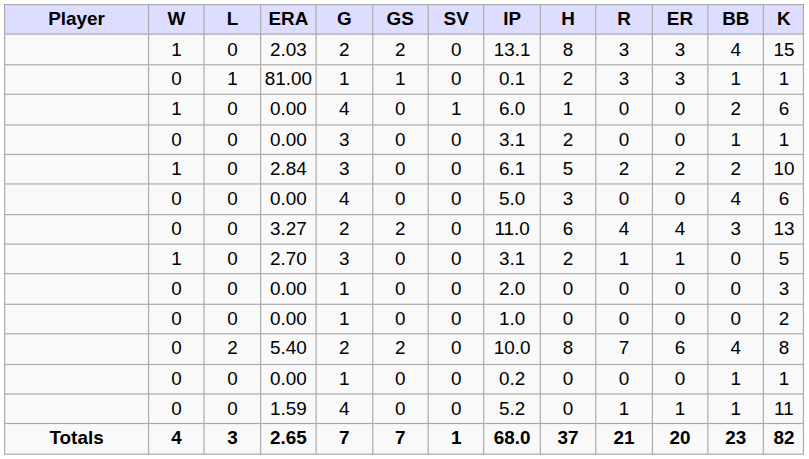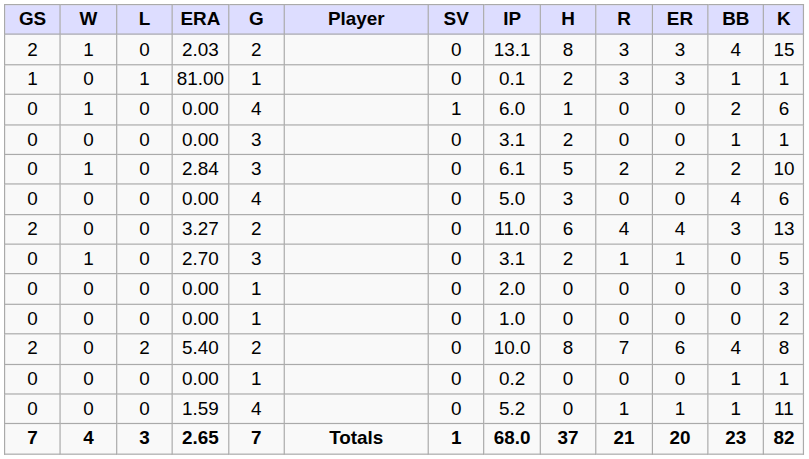columns swapped: (77, 19) <-> (400, 19)
